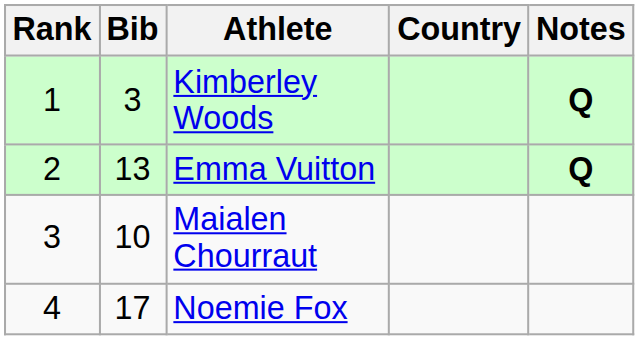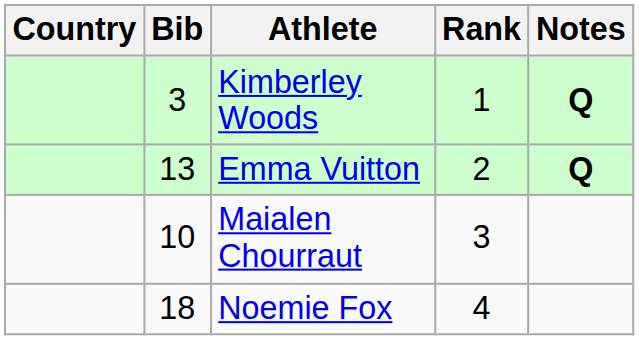columns swapped: (52, 30) <-> (459, 30)
(132, 307) 17 -> (177, 307) 18
